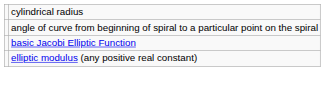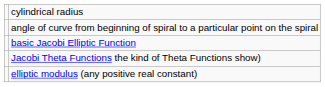+ row: (136, 58)
